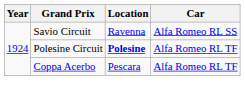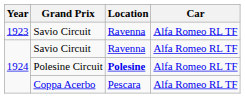+ row: (18, 31)
(195, 31) Alfa Romeo RL SS -> (195, 49) Alfa Romeo RL TF
